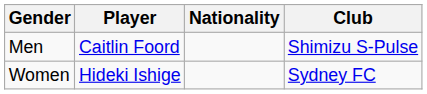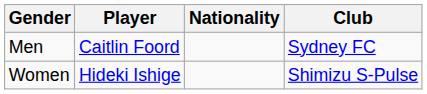(353, 46) Shimizu S-Pulse -> (332, 46) Sydney FC
(332, 74) Sydney FC -> (353, 74) Shimizu S-Pulse
